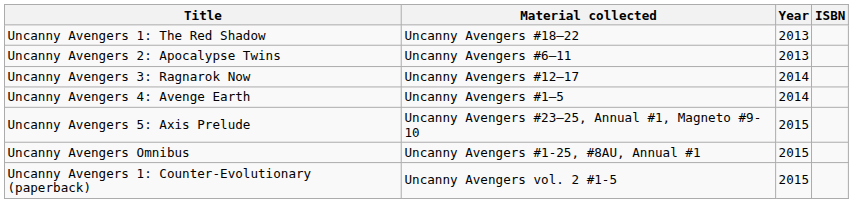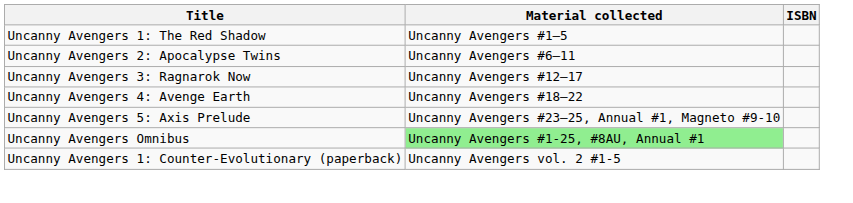- column: (794, 15)
(492, 35) Uncanny Avengers #18–22 -> (488, 35) Uncanny Avengers #1–5
(484, 97) Uncanny Avengers #1–5 -> (496, 97) Uncanny Avengers #18–22
(552, 153) no background -> (556, 138) lightgreen background
